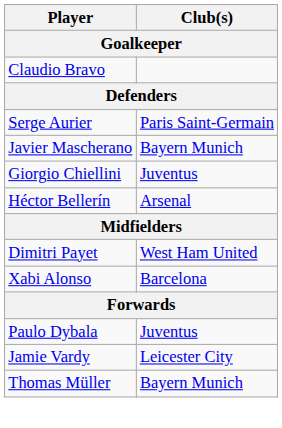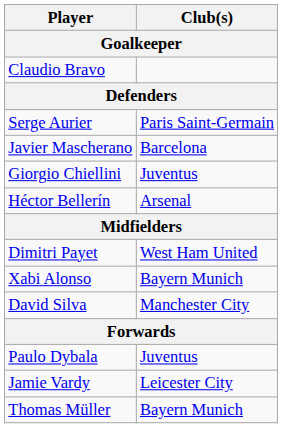(191, 148) Bayern Munich -> (173, 148) Barcelona
(173, 278) Barcelona -> (191, 278) Bayern Munich
+ row: (47, 305)
